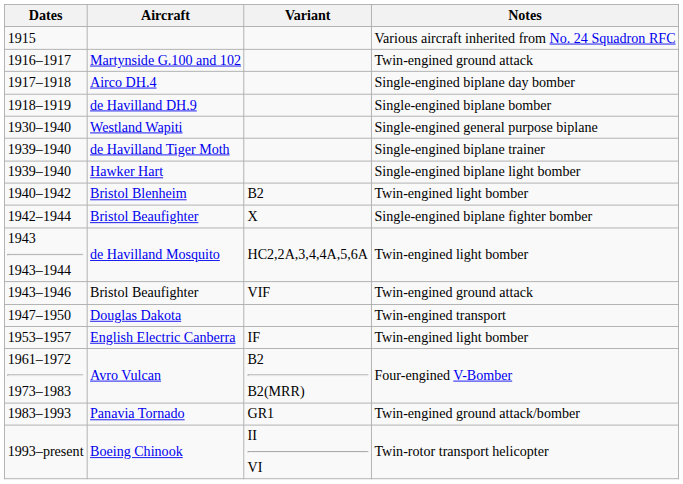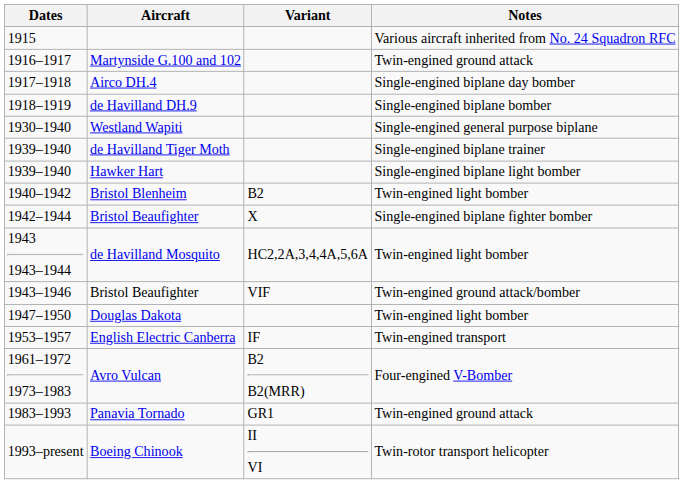(454, 292) Twin-engined ground attack -> (477, 292) Twin-engined ground attack/bomber
(440, 315) Twin-engined transport -> (451, 315) Twin-engined light bomber
(451, 337) Twin-engined light bomber -> (440, 337) Twin-engined transport
(477, 413) Twin-engined ground attack/bomber -> (454, 413) Twin-engined ground attack
